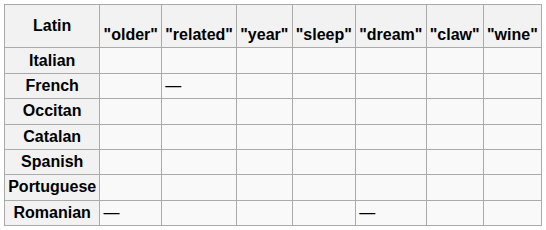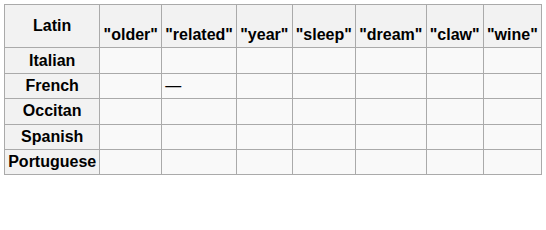- row: (52, 136)
- row: (52, 212)
